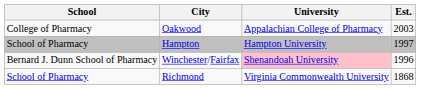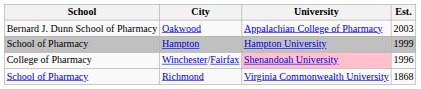(49, 28) College of Pharmacy -> (82, 28) Bernard J. Dunn School of Pharmacy
(403, 44) 1997 -> (403, 44) 1999
(82, 60) Bernard J. Dunn School of Pharmacy -> (49, 60) College of Pharmacy
